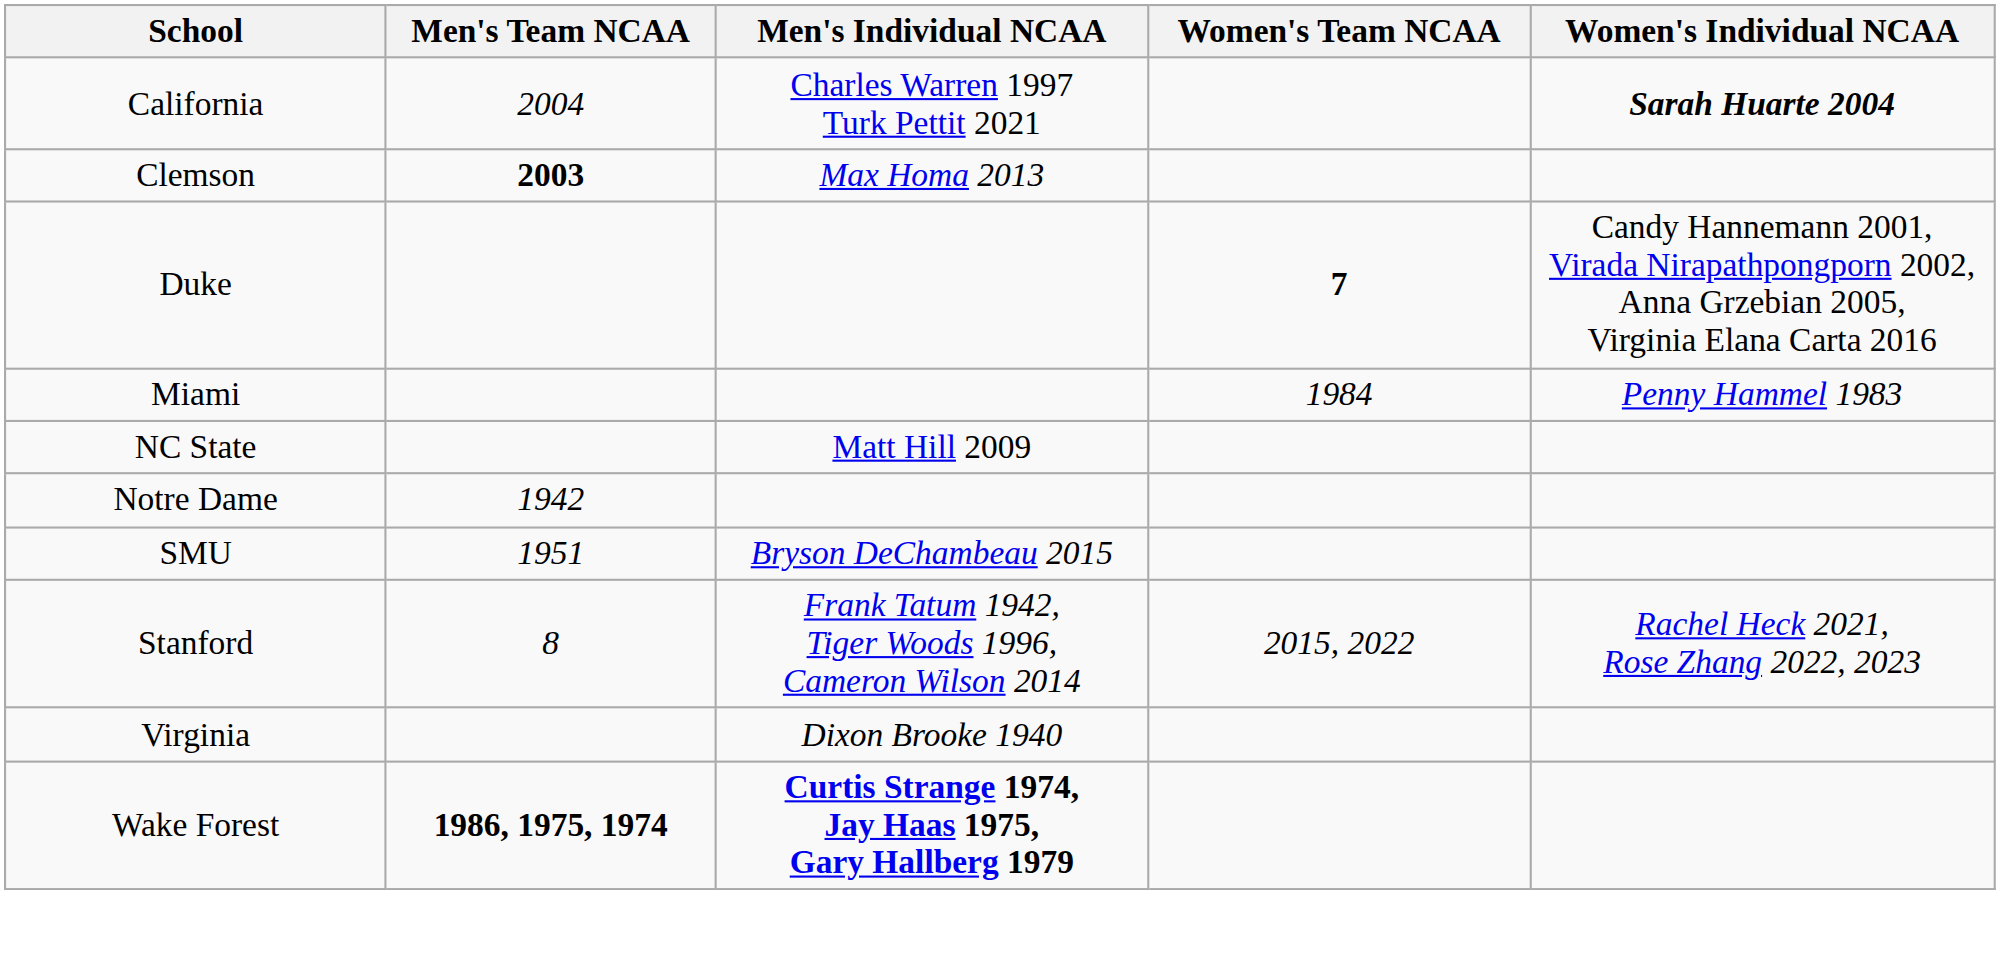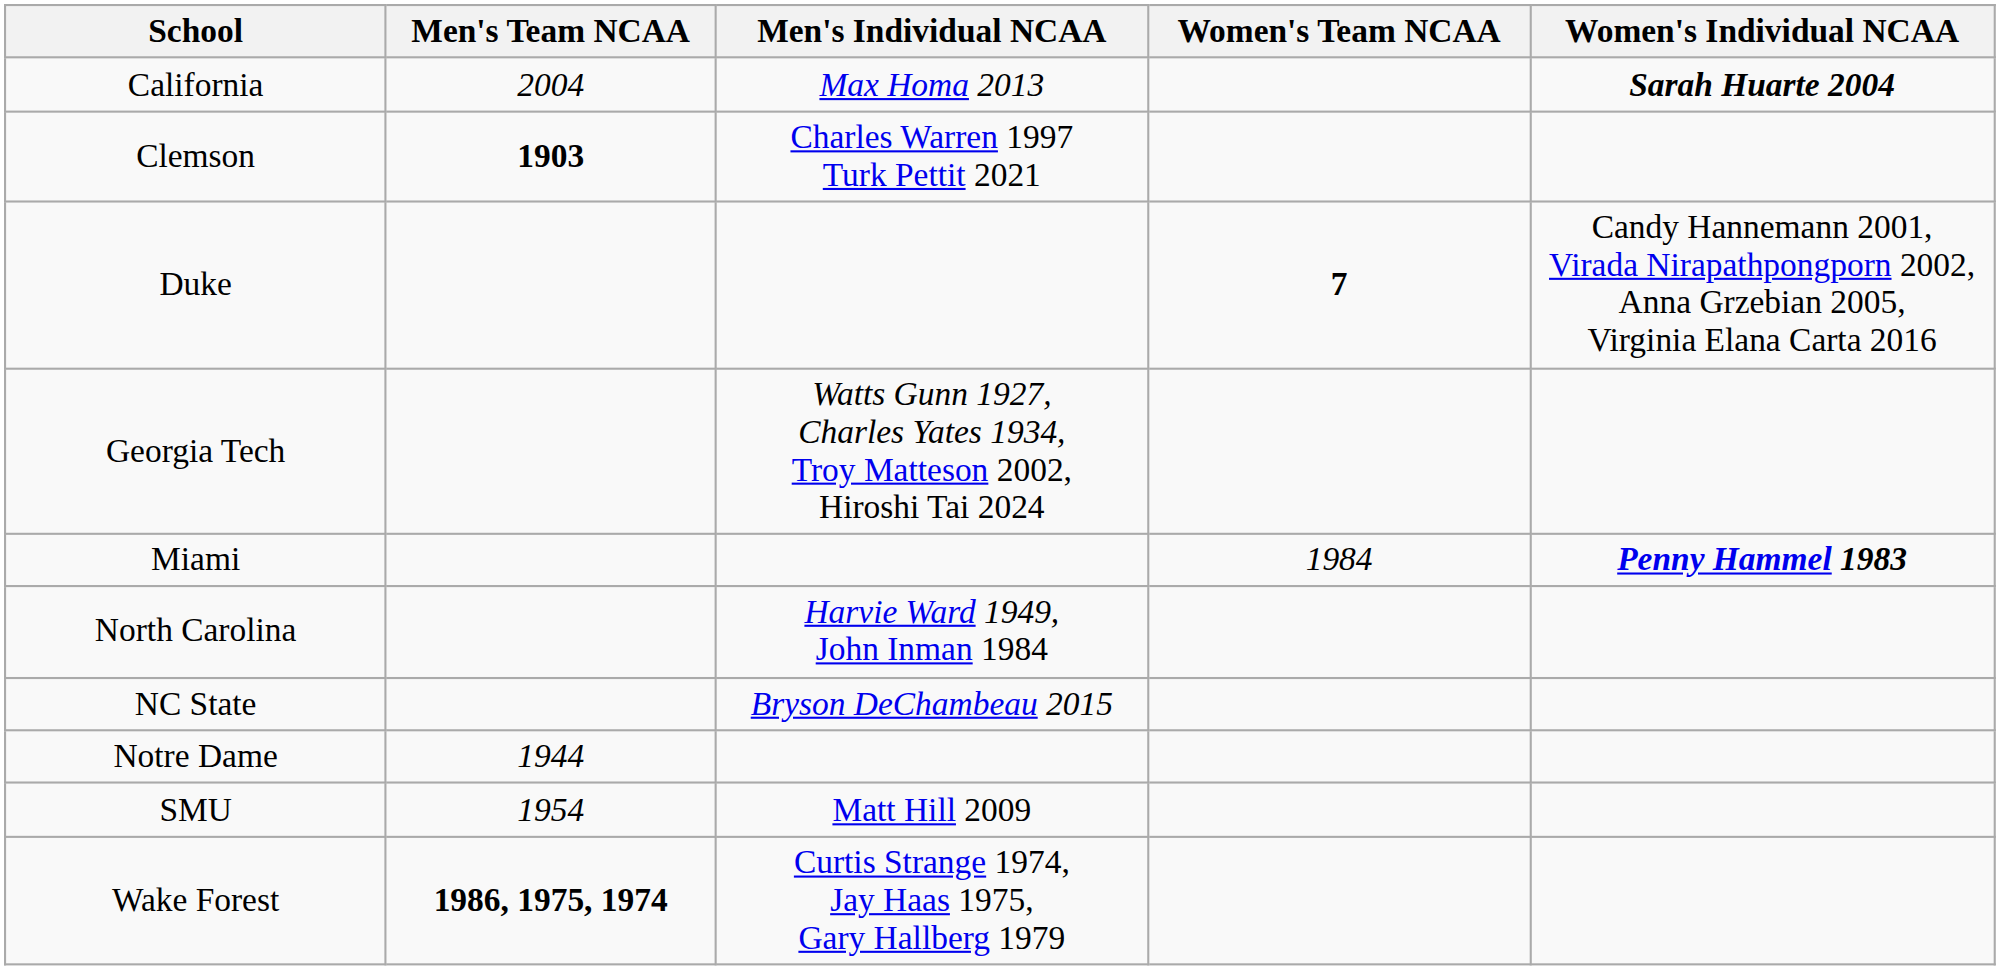(932, 102) Charles Warren 1997 Turk Pettit 2021 -> (932, 84) Max Homa 2013
(551, 174) 2003 -> (551, 155) 1903
(932, 174) Max Homa 2013 -> (932, 155) Charles Warren 1997 Turk Pettit 2021
+ row: (196, 450)
(1762, 393) normal -> (1762, 559) bold
+ row: (196, 631)
(932, 446) Matt Hill 2009 -> (932, 703) Bryson DeChambeau 2015
(551, 499) 1942 -> (551, 756) 1944
(551, 552) 1951 -> (551, 809) 1954
(932, 552) Bryson DeChambeau 2015 -> (932, 809) Matt Hill 2009
- row: (196, 643)
- row: (196, 734)
(932, 824) bold -> (932, 899) normal
